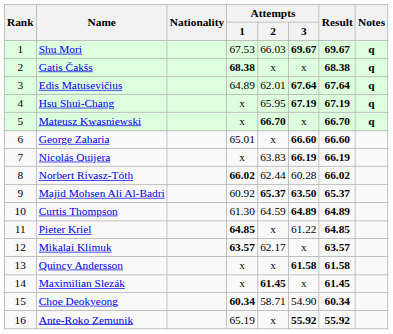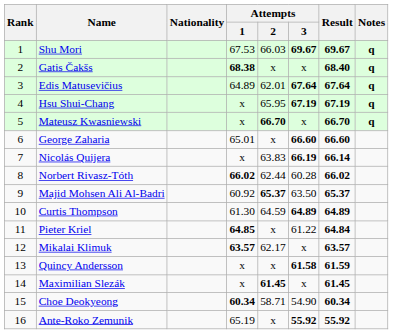(337, 67) 68.38 -> (337, 67) 68.40
(337, 157) 66.19 -> (337, 157) 66.14
(304, 193) bold -> (304, 193) normal
(337, 229) 64.85 -> (337, 229) 64.84
(337, 265) 61.58 -> (337, 265) 61.59
